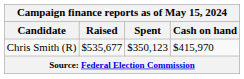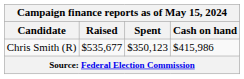(193, 47) $415,970 -> (193, 47) $415,986
